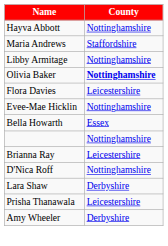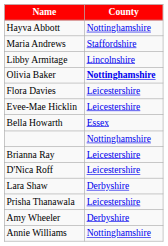(119, 59) Nottinghamshire -> (111, 59) Lincolnshire
(119, 107) Nottinghamshire -> (113, 107) Leicestershire
(119, 170) Nottinghamshire -> (113, 170) Leicestershire
+ row: (37, 233)
